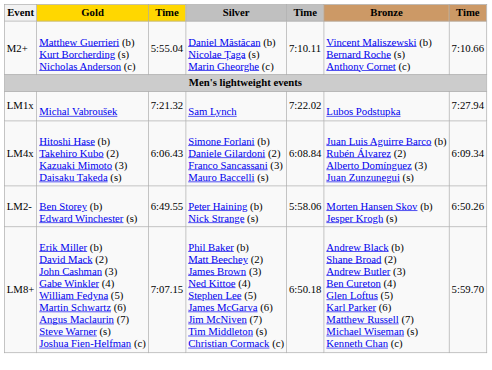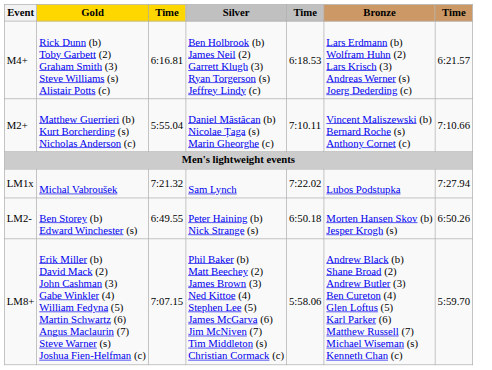+ row: (17, 60)
- row: (20, 153)
(305, 206) 5:58.06 -> (305, 218) 6:50.18
(305, 289) 6:50.18 -> (305, 301) 5:58.06
